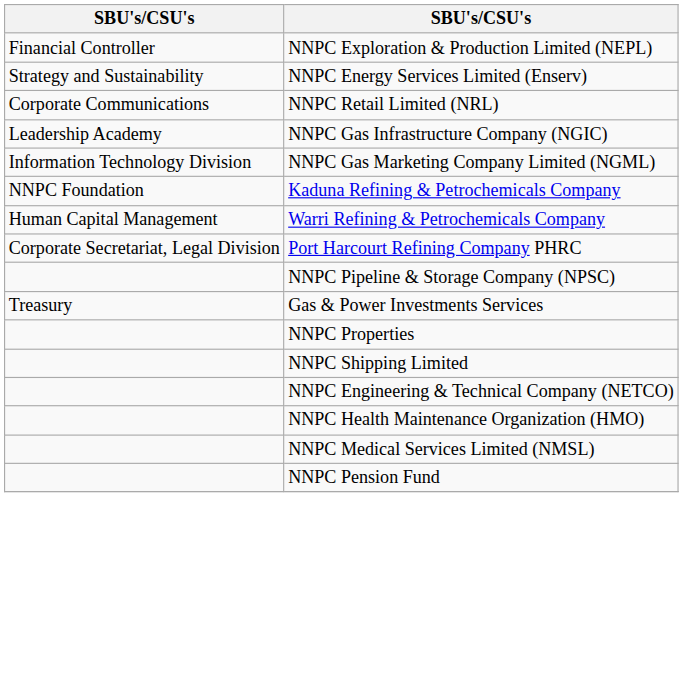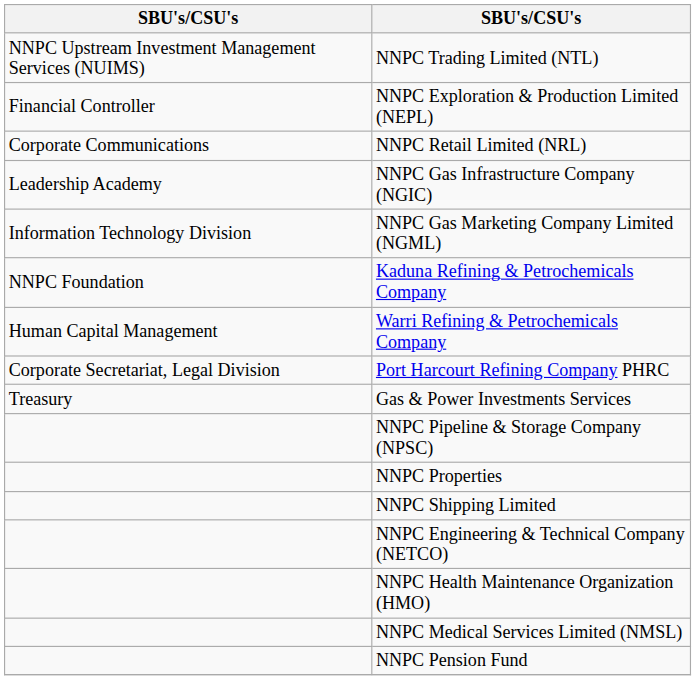+ row: (487, 57)
- row: (438, 76)
rows swapped: (416, 305) <-> (452, 276)
